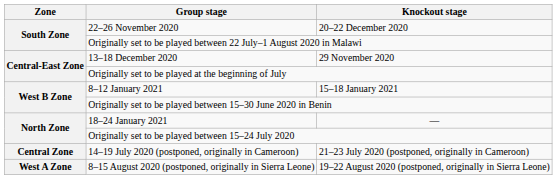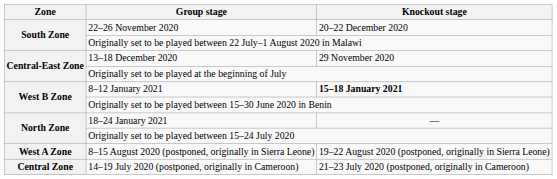(358, 89) normal -> (361, 89) bold
rows swapped: (193, 151) <-> (201, 167)
